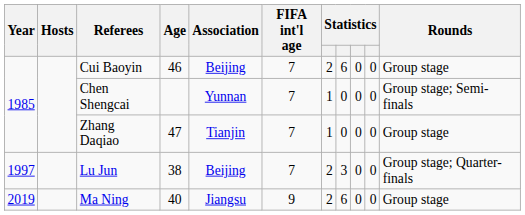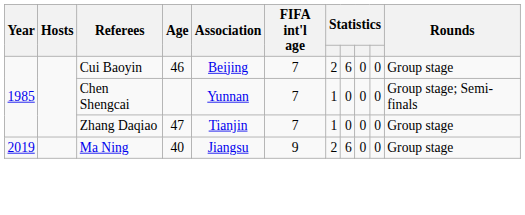- row: (98, 170)
